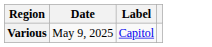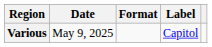+ column: (138, 14)
